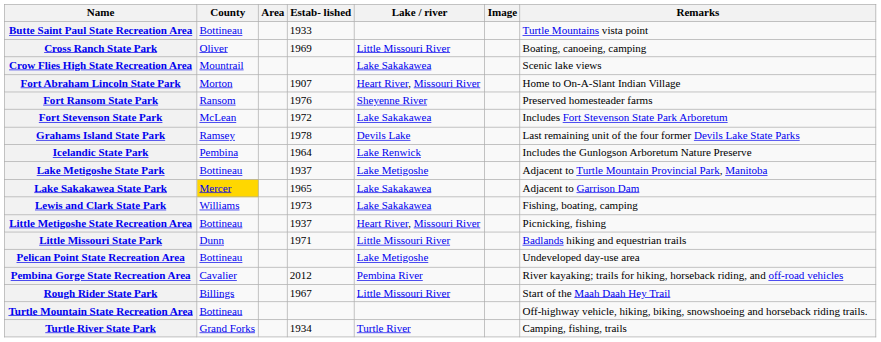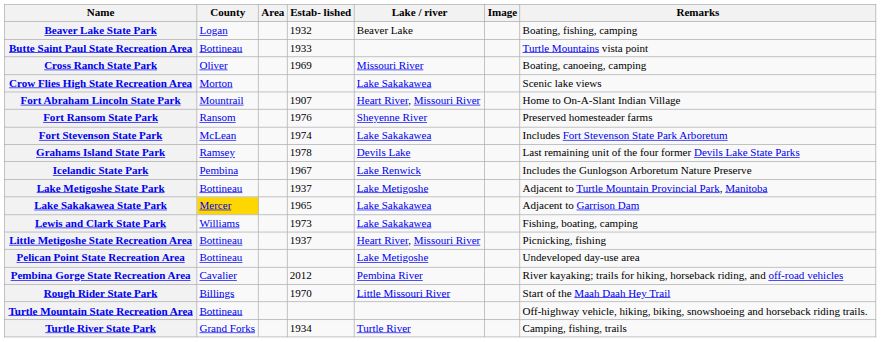+ row: (101, 30)
(403, 48) Little Missouri River -> (390, 65) Missouri River
(222, 65) Mountrail -> (216, 83) Morton
(216, 83) Morton -> (222, 100) Mountrail
(301, 118) 1972 -> (301, 135) 1974
(301, 153) 1964 -> (301, 170) 1967
- row: (101, 240)
(301, 293) 1967 -> (301, 293) 1970
